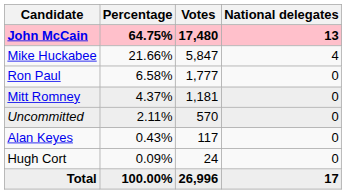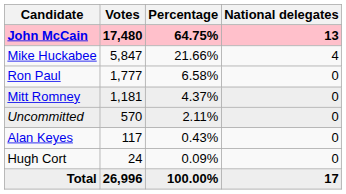columns swapped: (198, 14) <-> (138, 14)
